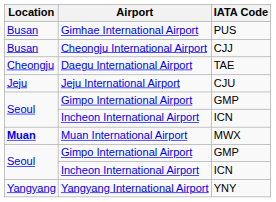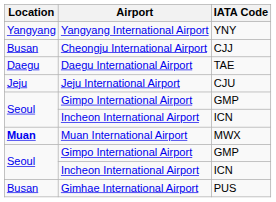rows swapped: (130, 30) <-> (135, 188)
(31, 65) Cheongju -> (23, 65) Daegu
